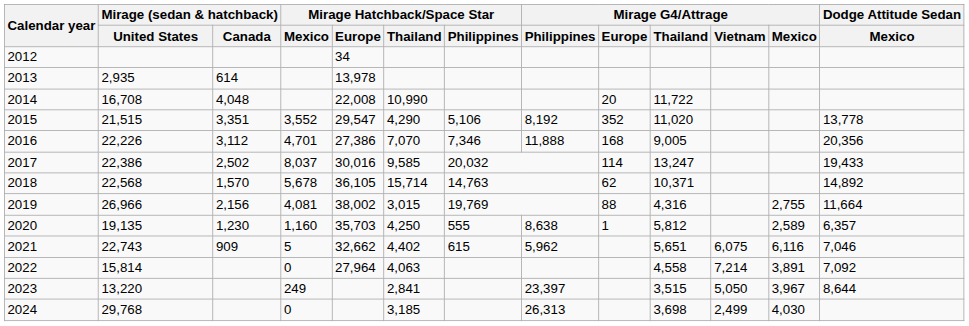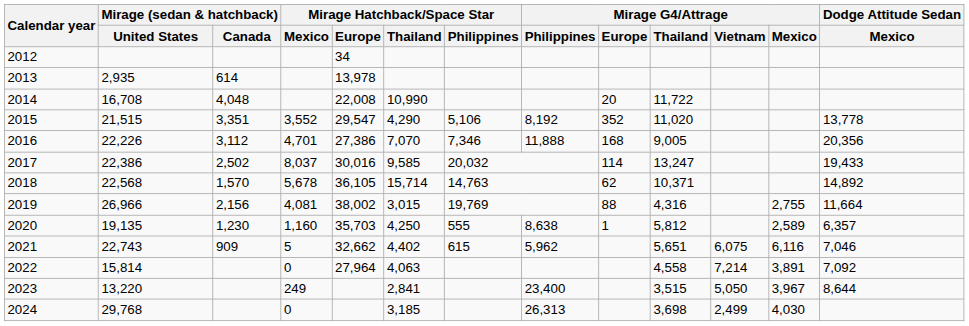(545, 288) 23,397 -> (545, 288) 23,400
